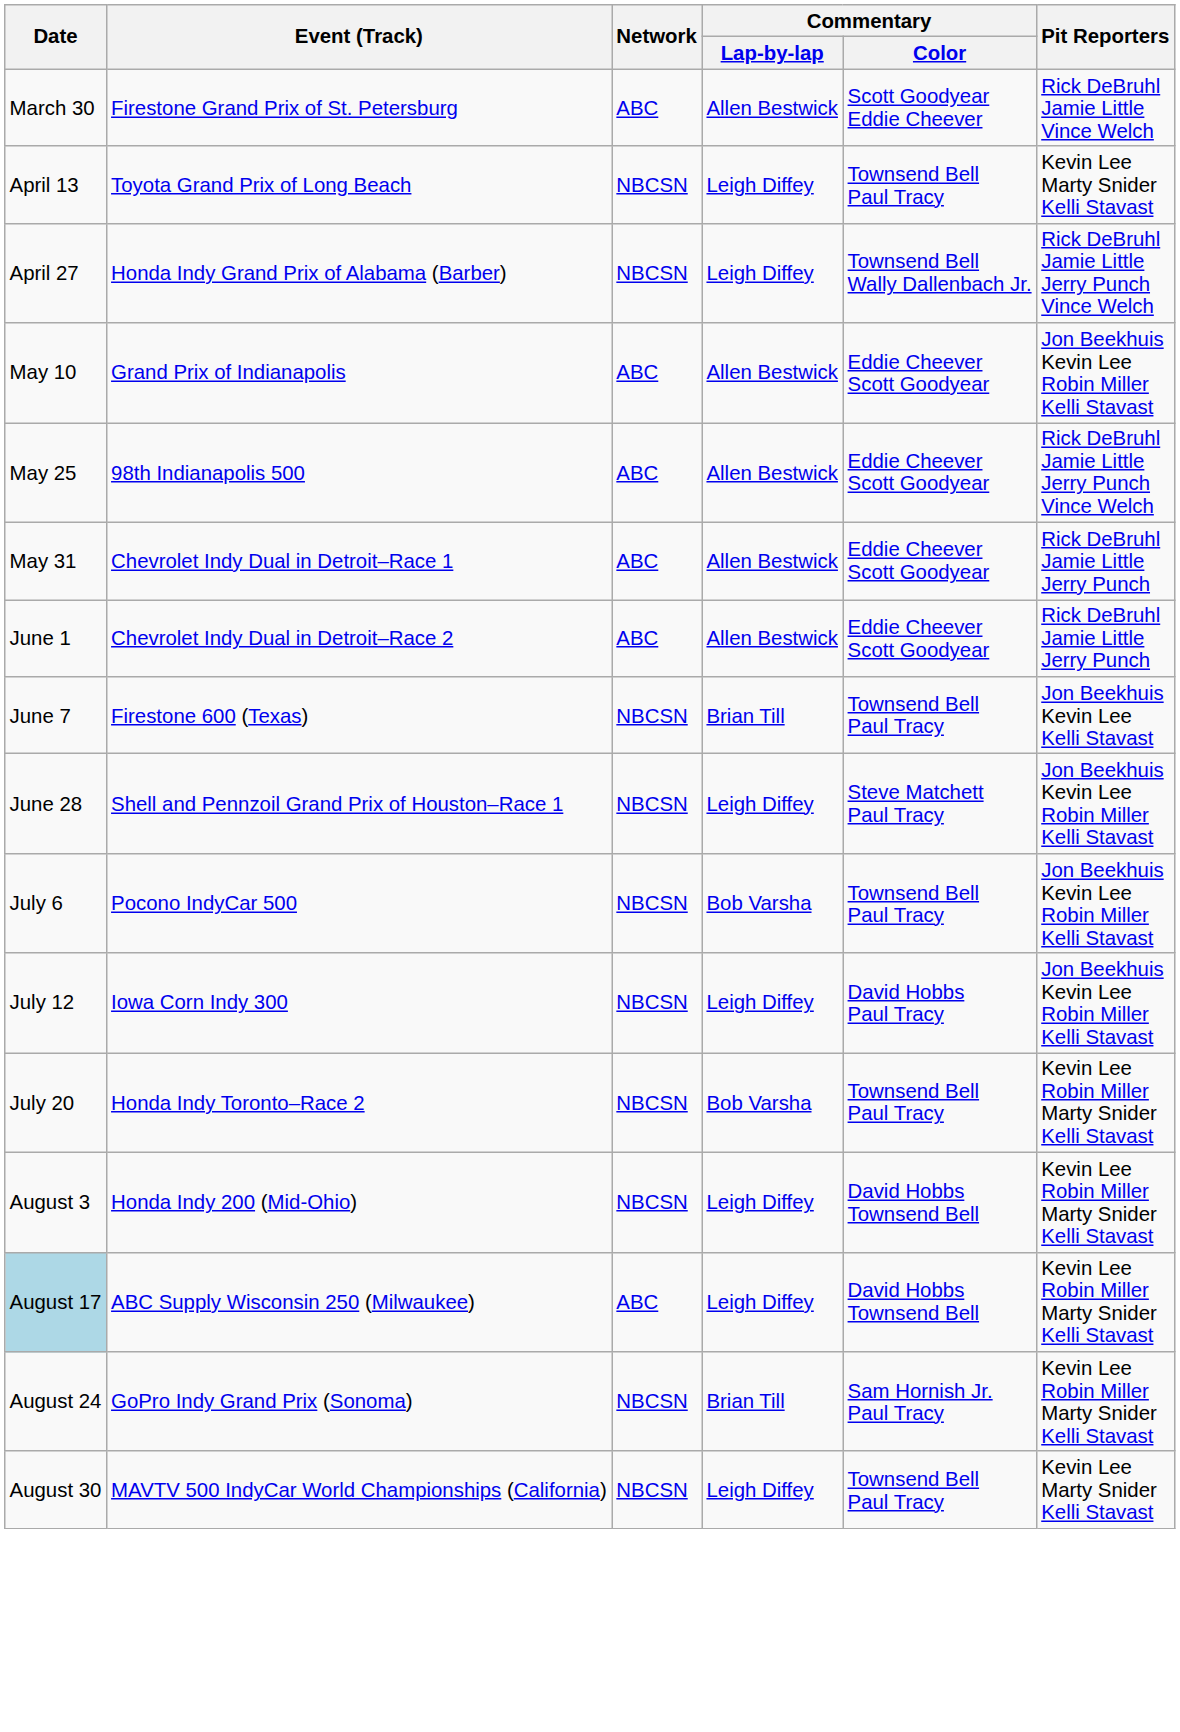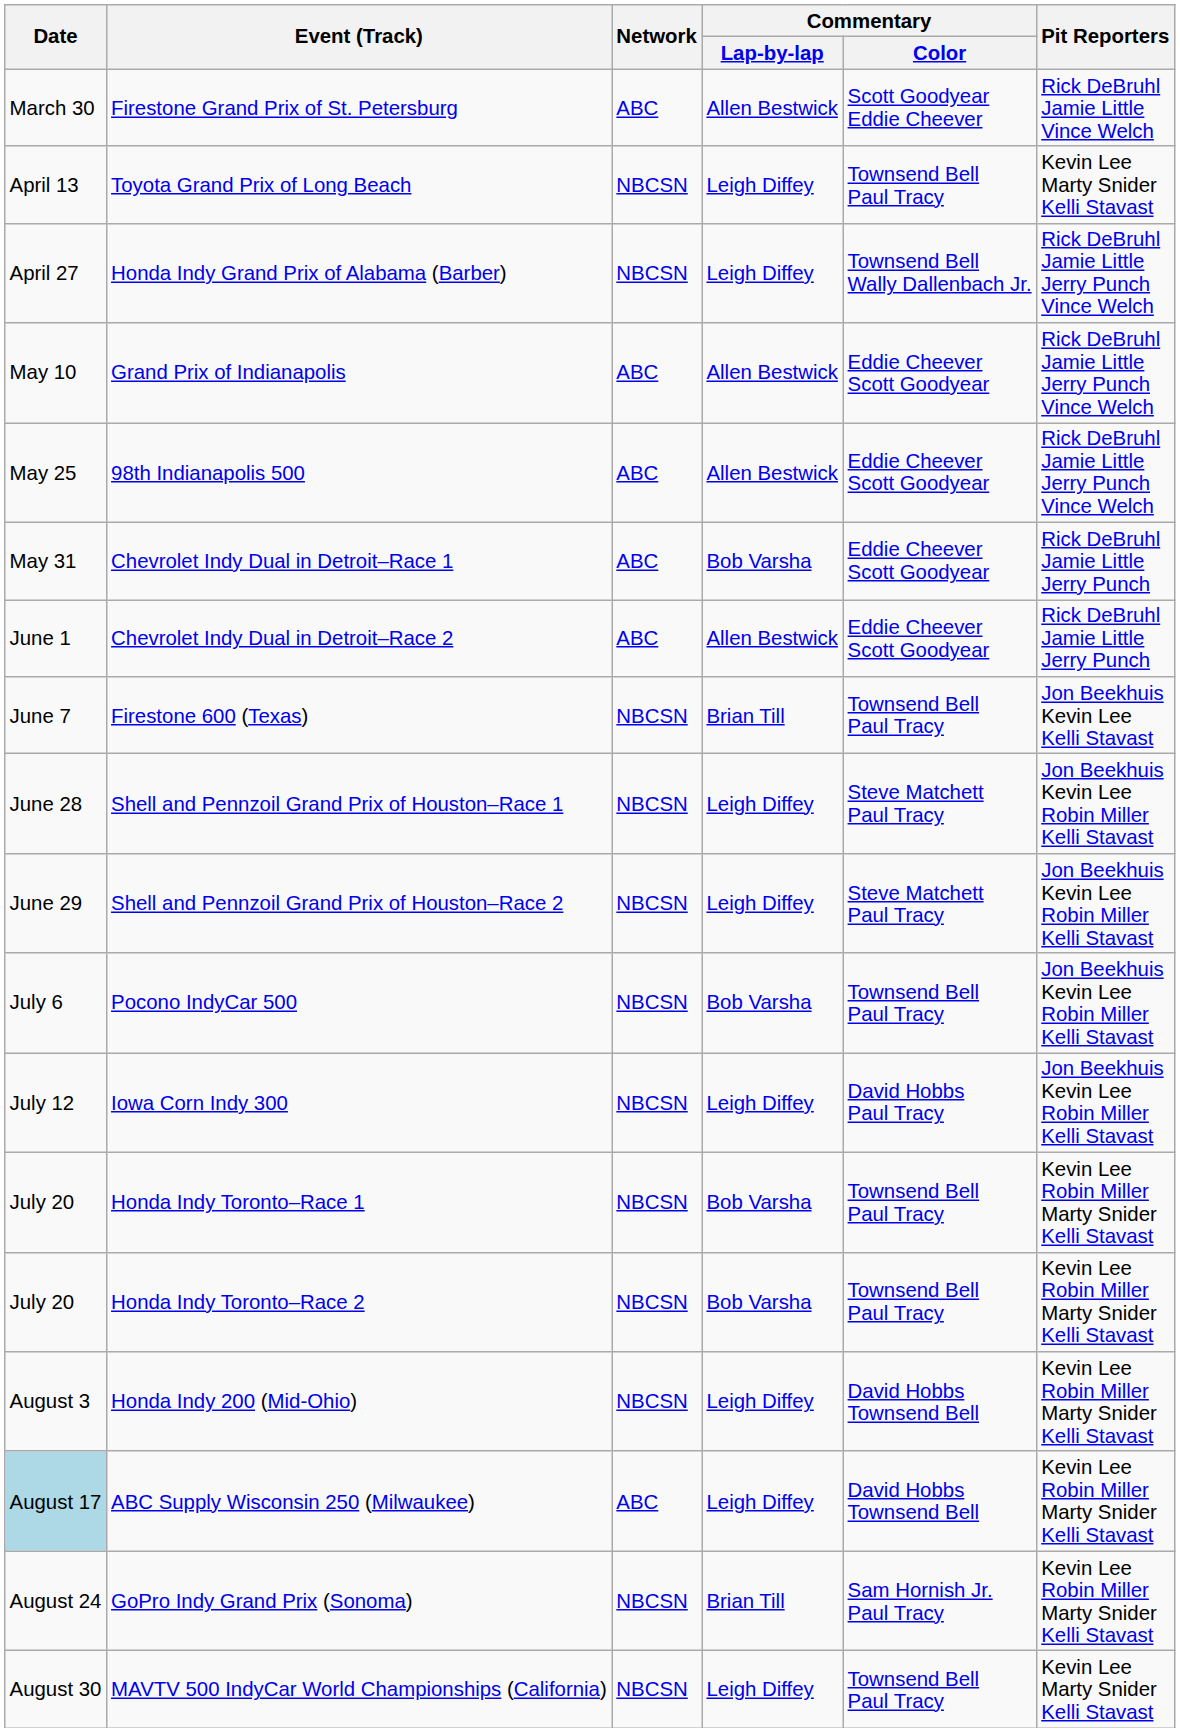(1102, 372) Jon Beekhuis Kevin Lee Robin Miller Kelli Stavast -> (1101, 372) Rick DeBruhl Jamie Little Jerry Punch Vince Welch
(772, 561) Allen Bestwick -> (759, 561) Bob Varsha
+ row: (337, 903)
+ row: (238, 1202)
